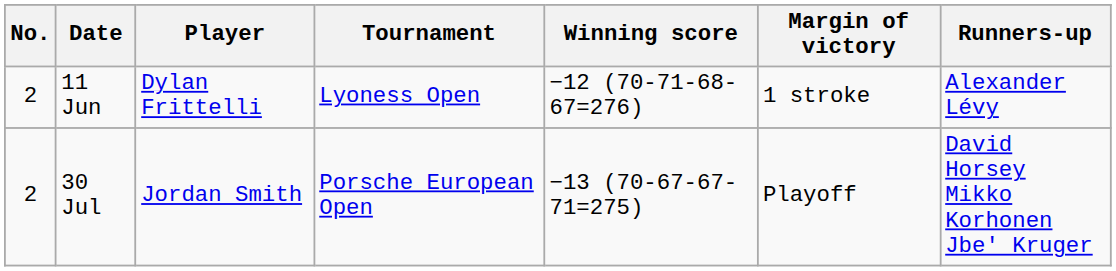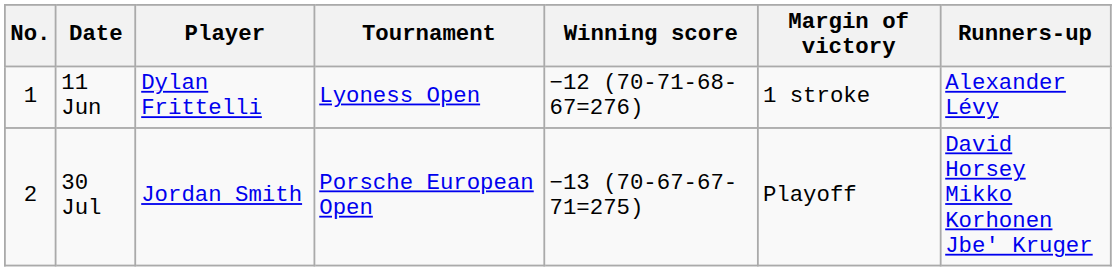(30, 97) 2 -> (30, 97) 1
